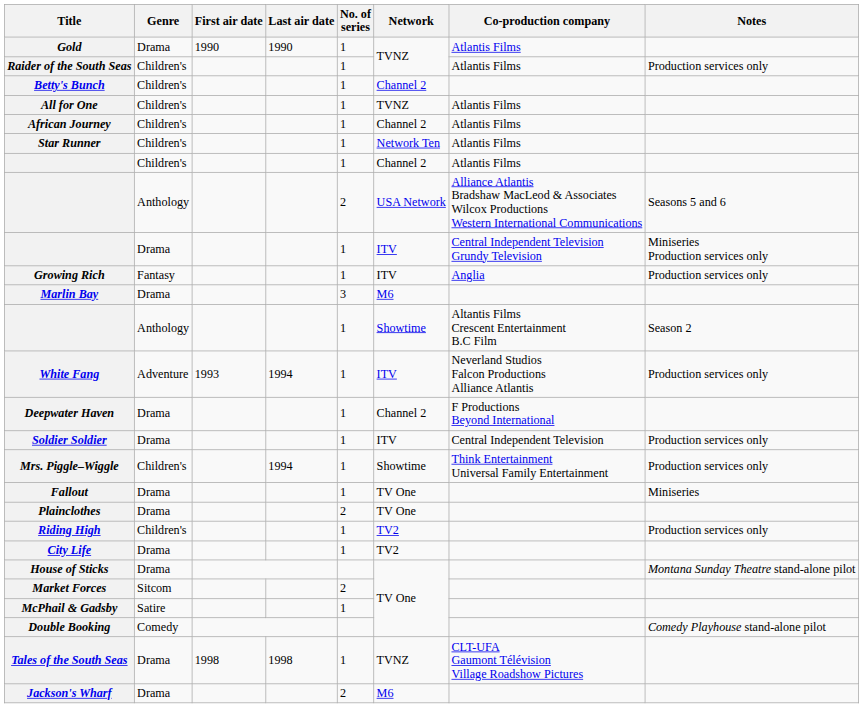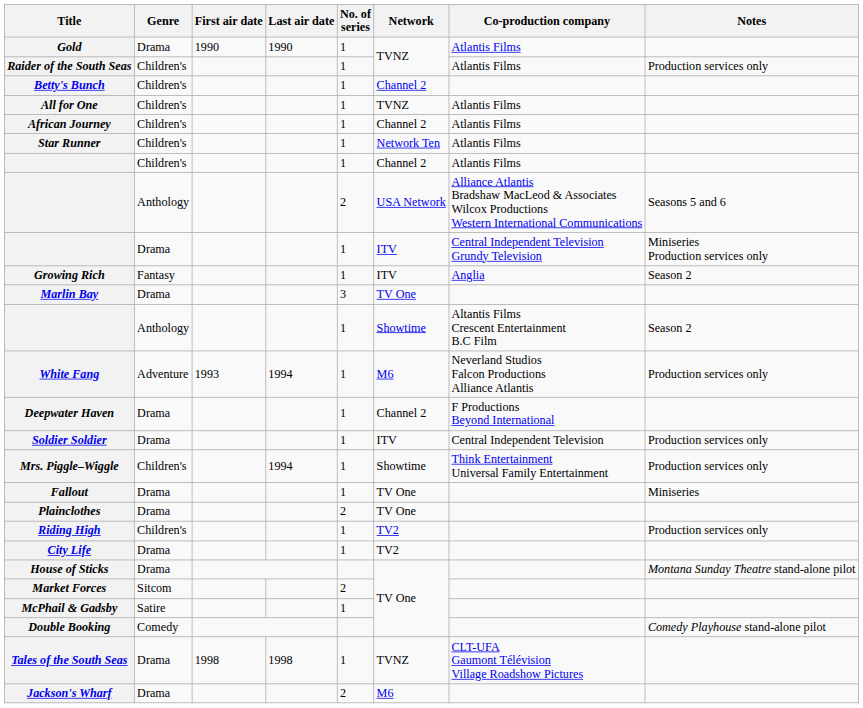(708, 275) Production services only -> (670, 275) Season 2
(385, 294) M6 -> (396, 294) TV One
(387, 374) ITV -> (385, 374) M6
